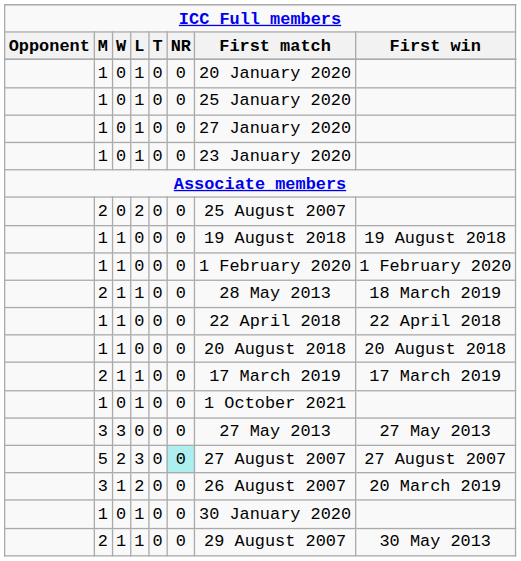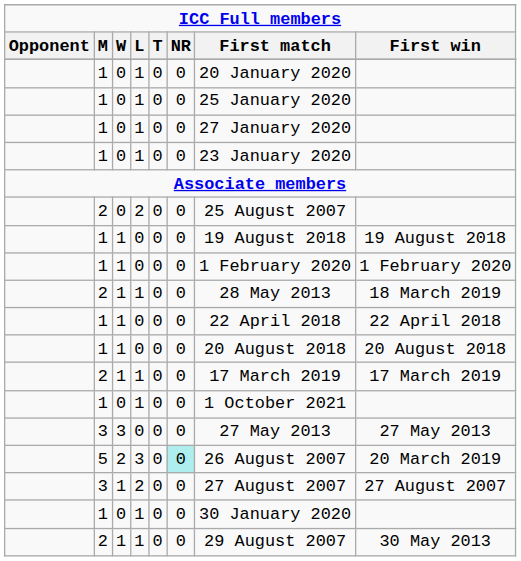(275, 459) 27 August 2007 -> (275, 459) 26 August 2007
(435, 459) 27 August 2007 -> (435, 459) 20 March 2019
(275, 487) 26 August 2007 -> (275, 487) 27 August 2007
(435, 487) 20 March 2019 -> (435, 487) 27 August 2007
